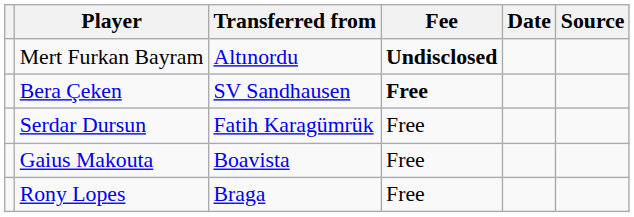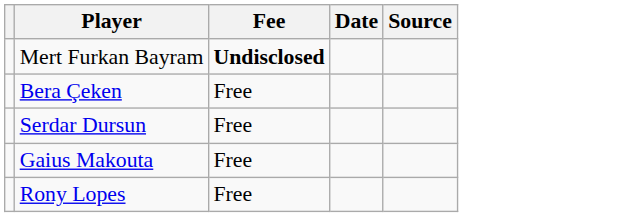- column: (295, 21)
(407, 90) bold -> (233, 90) normal
